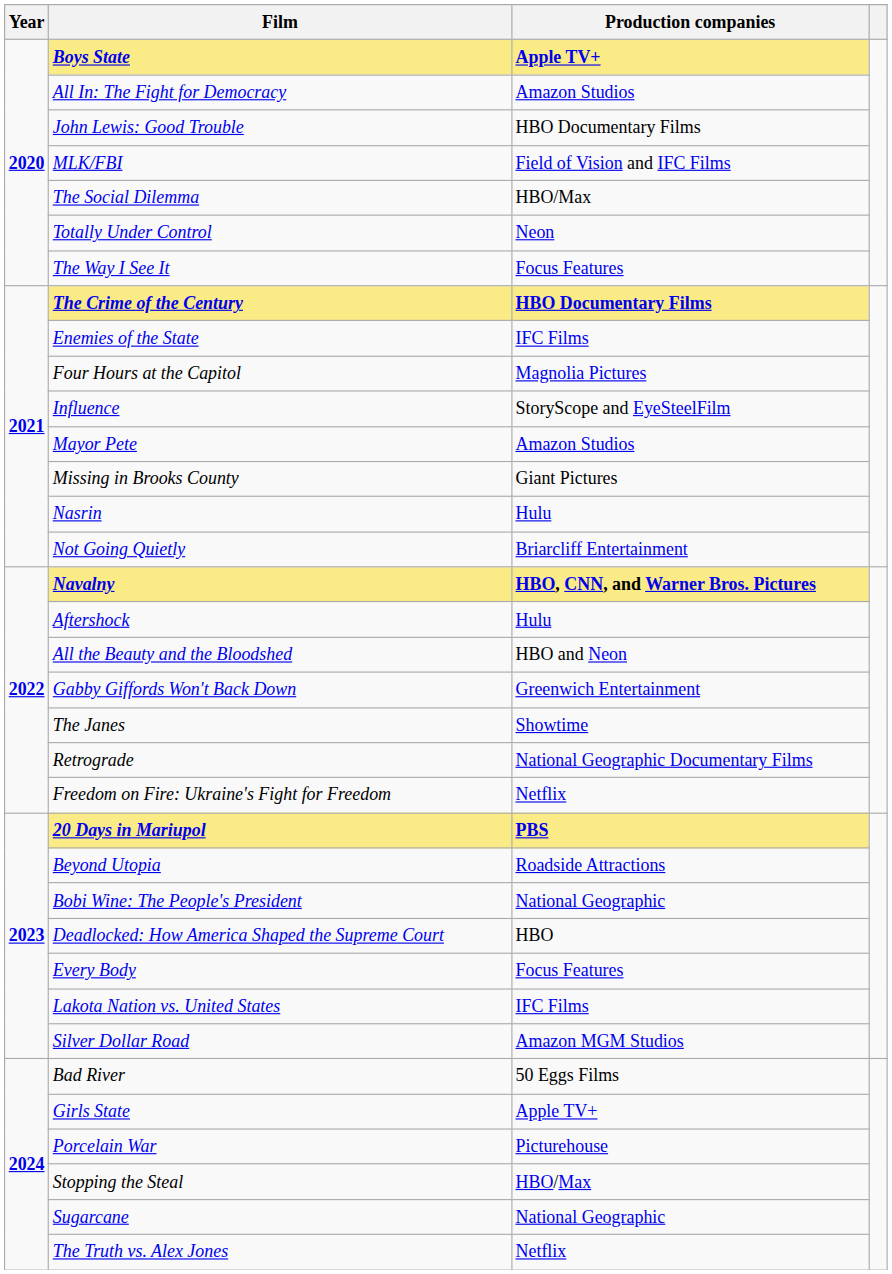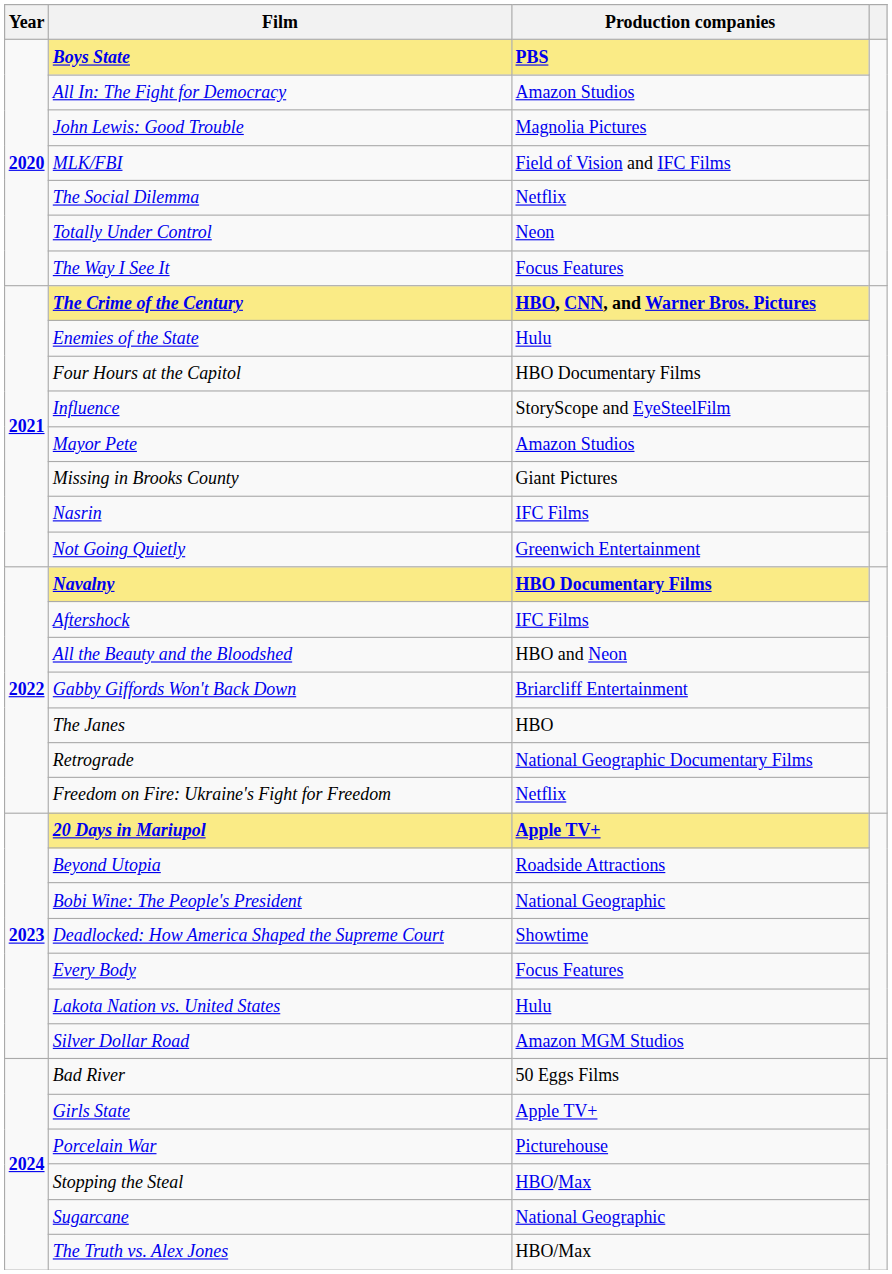(558, 57) Apple TV+ -> (532, 57) PBS
(608, 127) HBO Documentary Films -> (581, 127) Magnolia Pictures
(553, 197) HBO/Max -> (541, 197) Netflix
(614, 303) HBO Documentary Films -> (666, 303) HBO, CNN, and Warner Bros. Pictures
(552, 338) IFC Films -> (533, 338) Hulu
(581, 373) Magnolia Pictures -> (608, 373) HBO Documentary Films
(533, 514) Hulu -> (552, 514) IFC Films
(602, 549) Briarcliff Entertainment -> (608, 549) Greenwich Entertainment
(666, 584) HBO, CNN, and Warner Bros. Pictures -> (614, 584) HBO Documentary Films
(533, 619) Hulu -> (552, 619) IFC Films
(608, 689) Greenwich Entertainment -> (602, 689) Briarcliff Entertainment
(552, 724) Showtime -> (534, 724) HBO
(532, 830) PBS -> (558, 830) Apple TV+
(534, 935) HBO -> (552, 935) Showtime
(552, 1005) IFC Films -> (533, 1005) Hulu
(541, 1251) Netflix -> (553, 1251) HBO/Max
